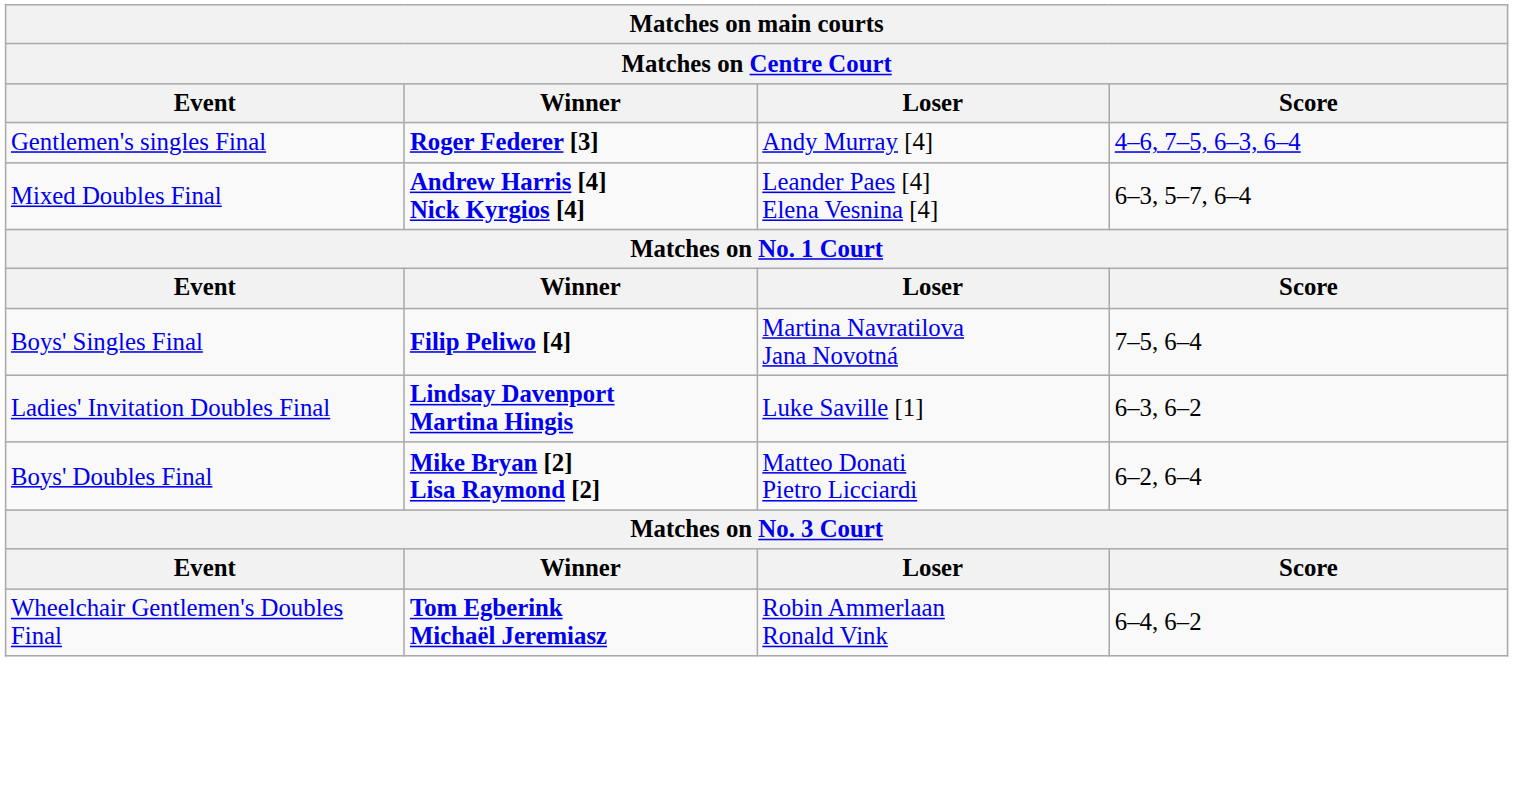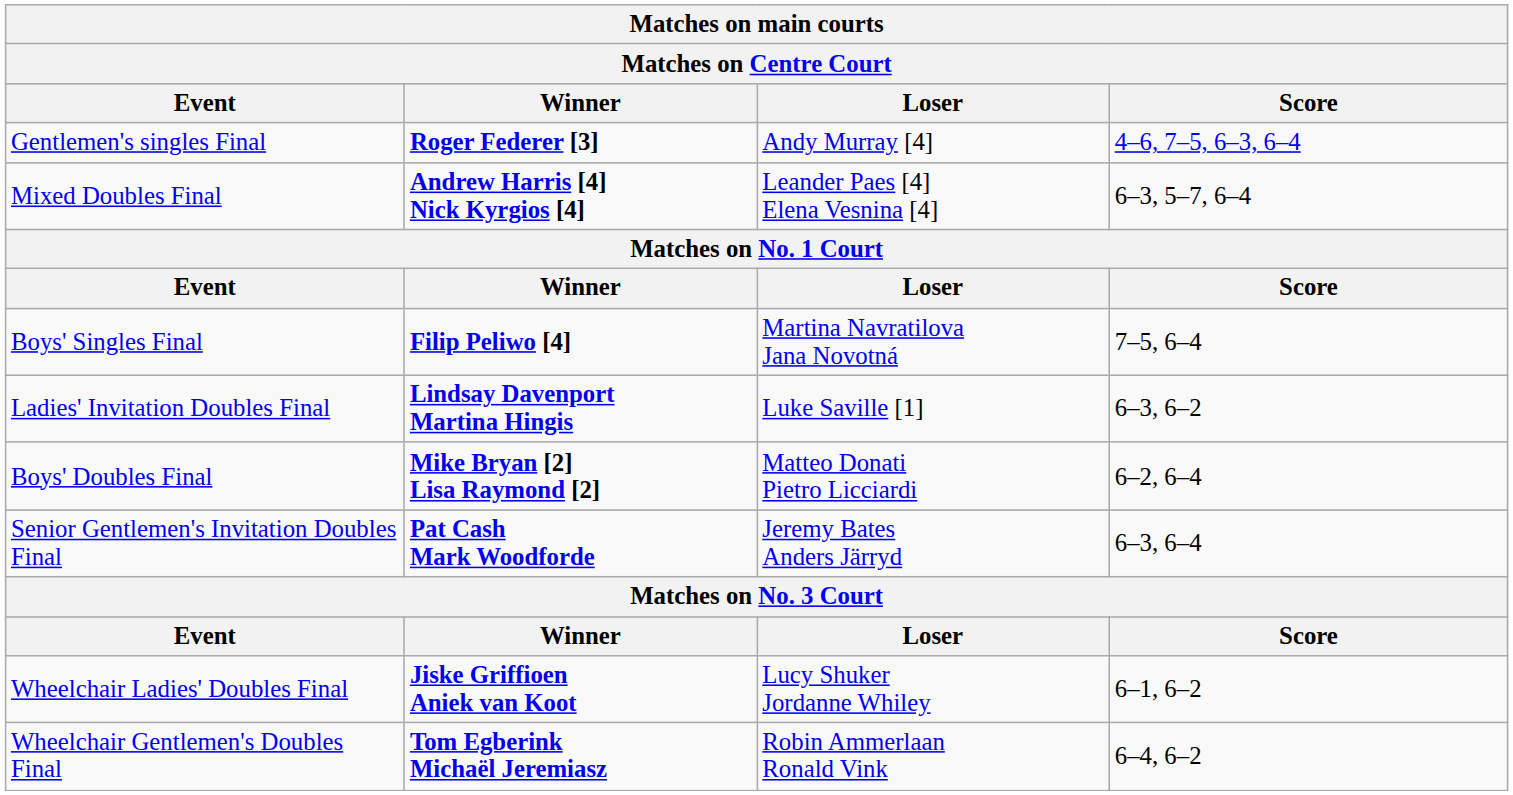+ row: (204, 543)
+ row: (180, 688)
